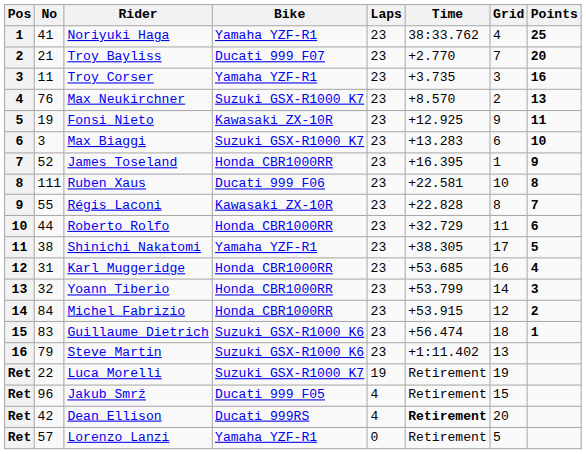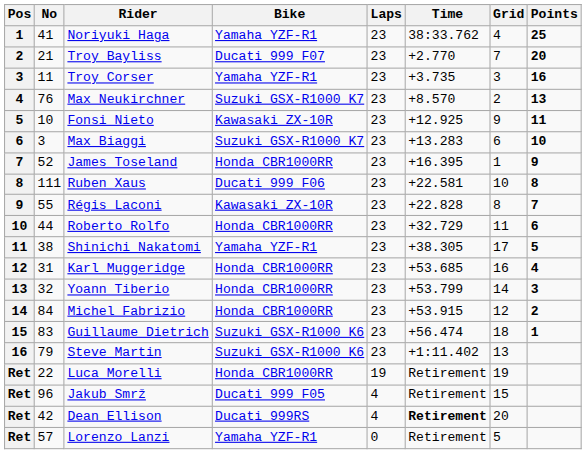(45, 121) 19 -> (45, 121) 10
(290, 375) Suzuki GSX-R1000 K7 -> (274, 375) Honda CBR1000RR
